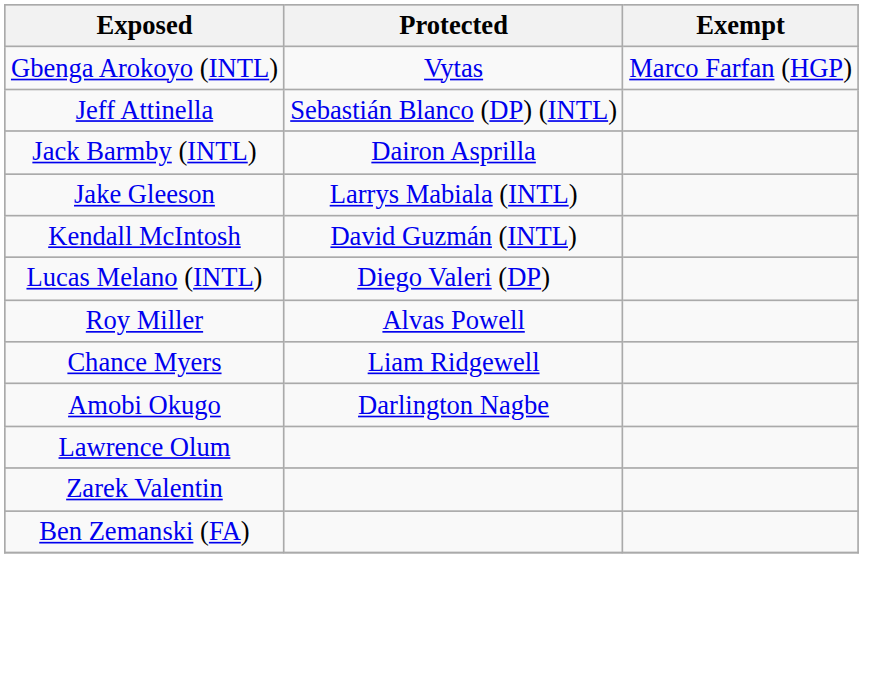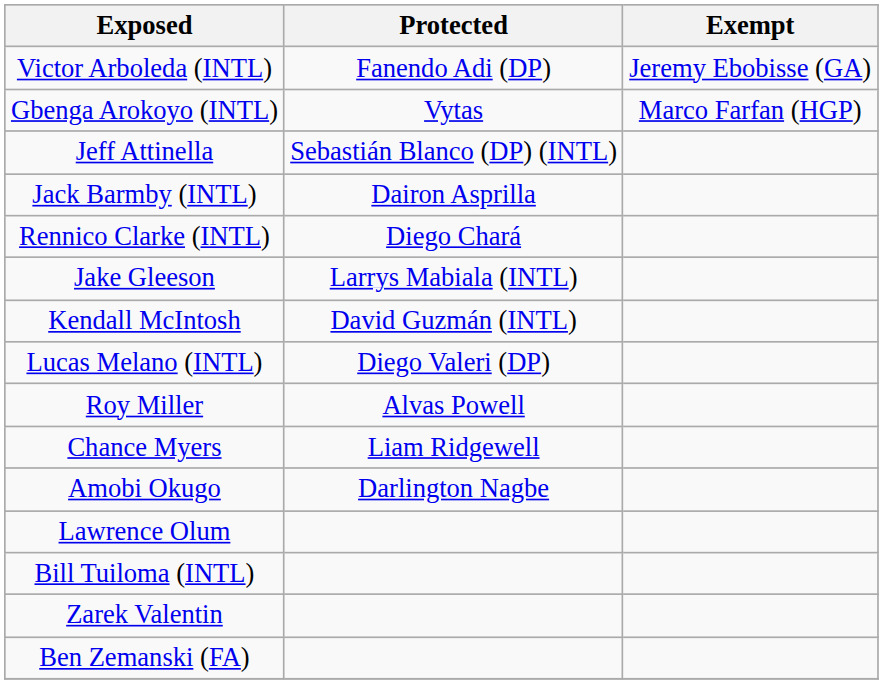+ row: (144, 67)
+ row: (144, 236)
+ row: (144, 573)
